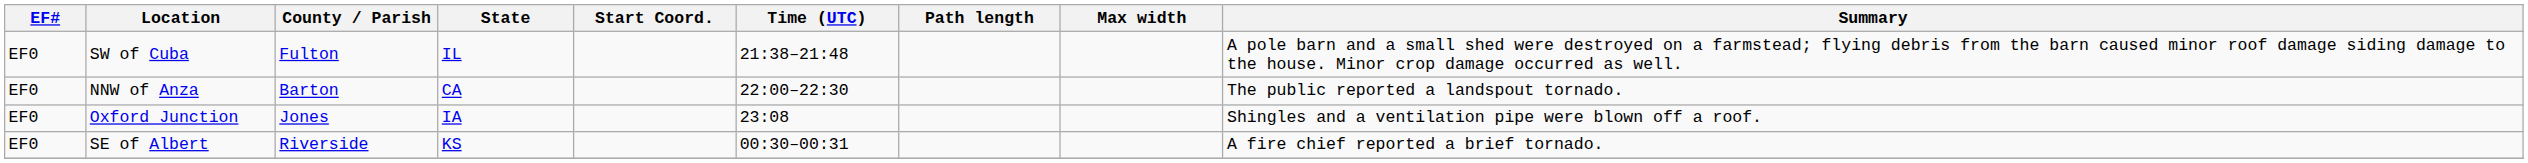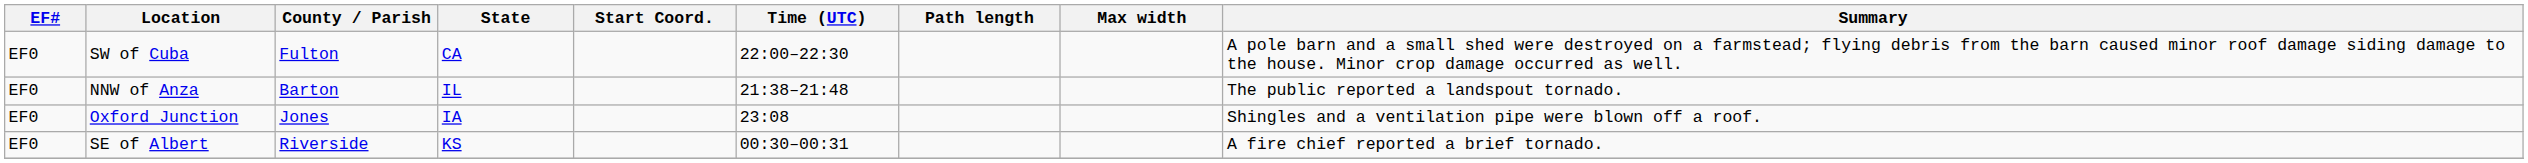(452, 55) IL -> (452, 55) CA
(794, 55) 21:38–21:48 -> (794, 55) 22:00–22:30
(452, 91) CA -> (452, 91) IL
(794, 91) 22:00–22:30 -> (794, 91) 21:38–21:48
